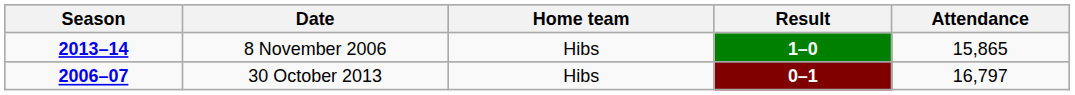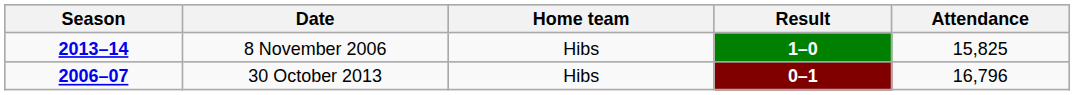(980, 47) 15,865 -> (980, 47) 15,825
(980, 76) 16,797 -> (980, 76) 16,796
